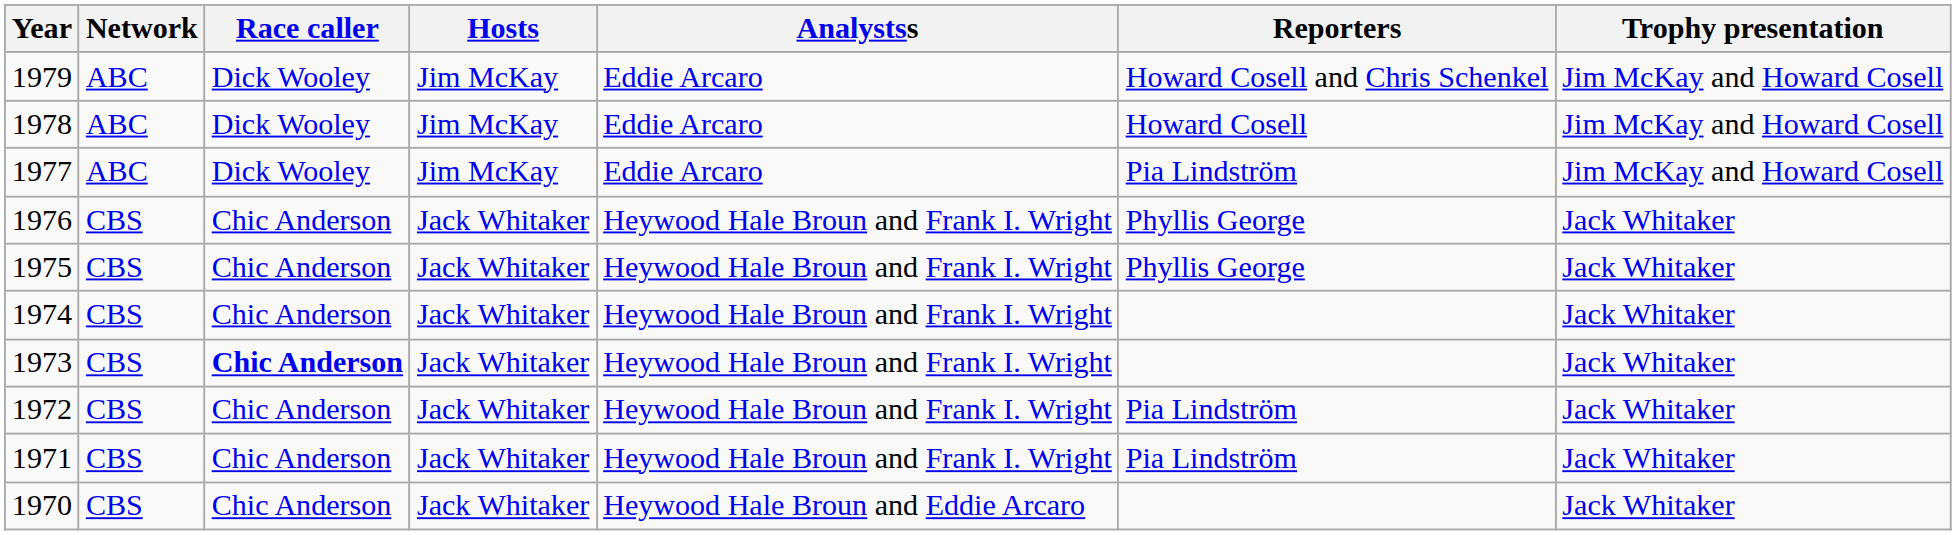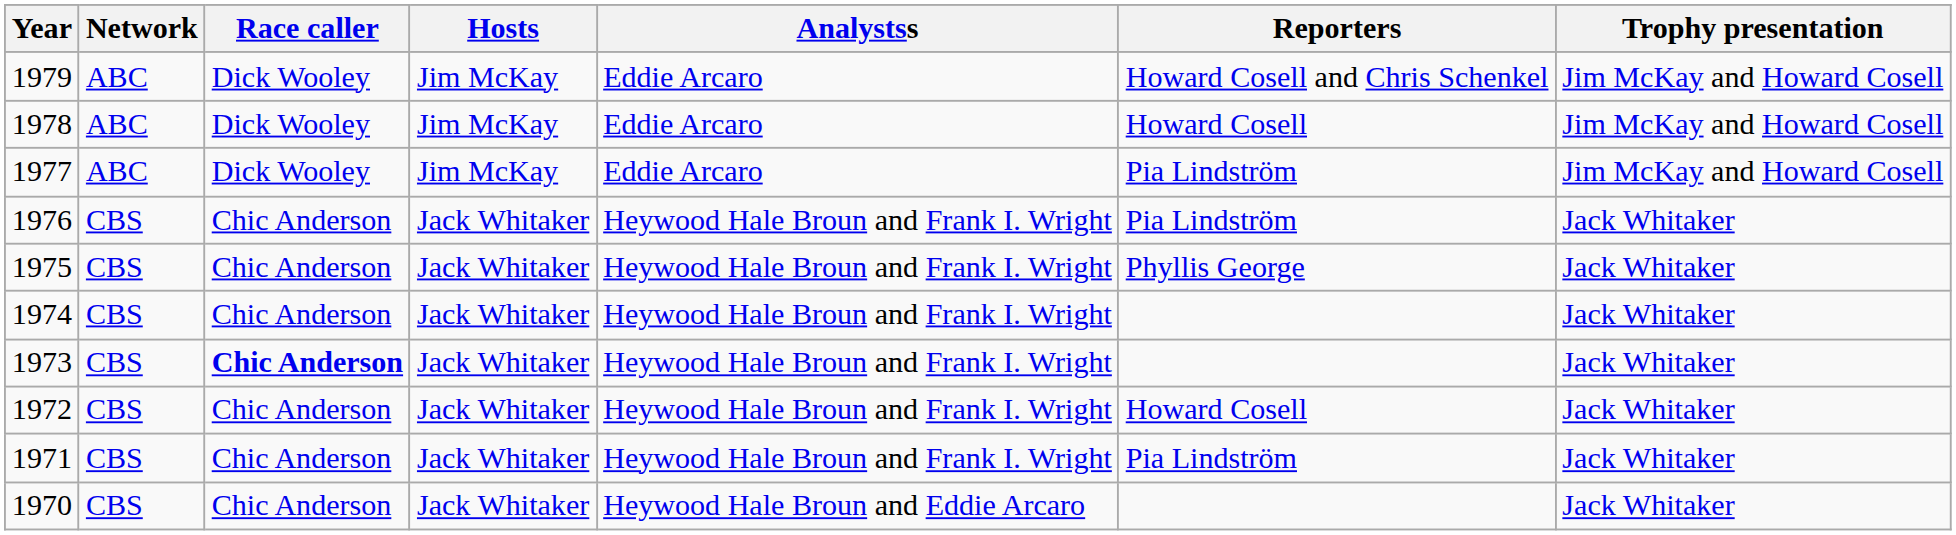(1215, 219) Phyllis George -> (1211, 219) Pia Lindström
(1211, 409) Pia Lindström -> (1216, 409) Howard Cosell
